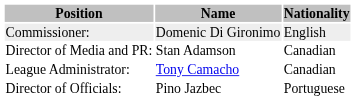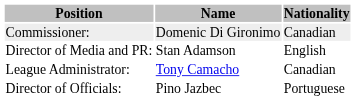(305, 32) English -> (310, 32) Canadian
(310, 51) Canadian -> (305, 51) English
